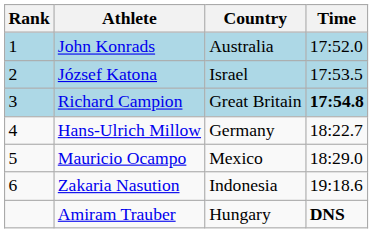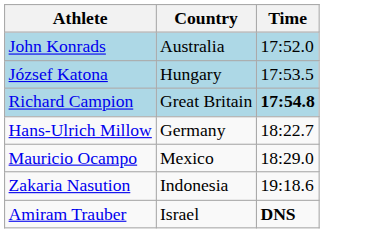- column: (29, 18)
(229, 74) Israel -> (191, 74) Hungary
(240, 213) Hungary -> (179, 213) Israel
